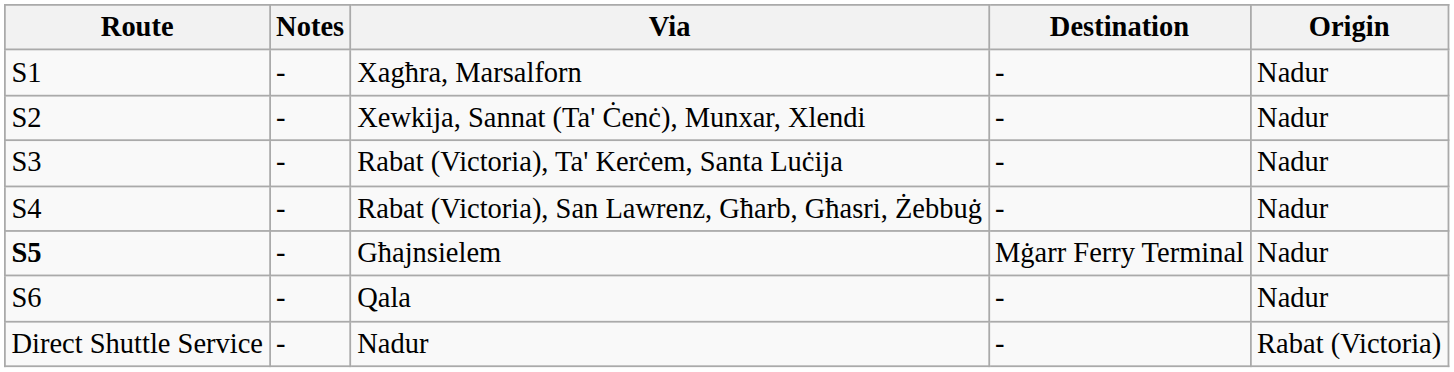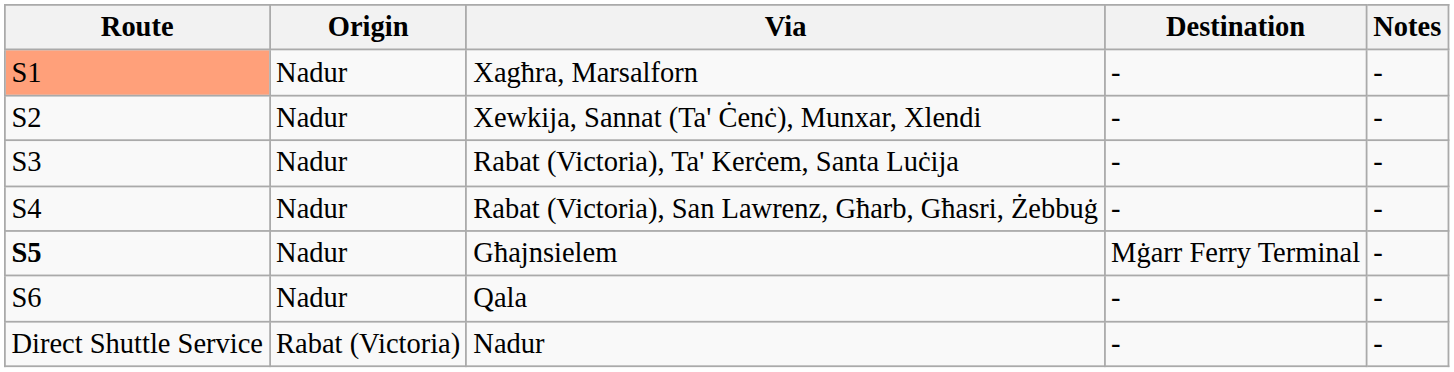columns swapped: (1349, 27) <-> (310, 27)
(27, 72) no background -> (27, 72) lightsalmon background
